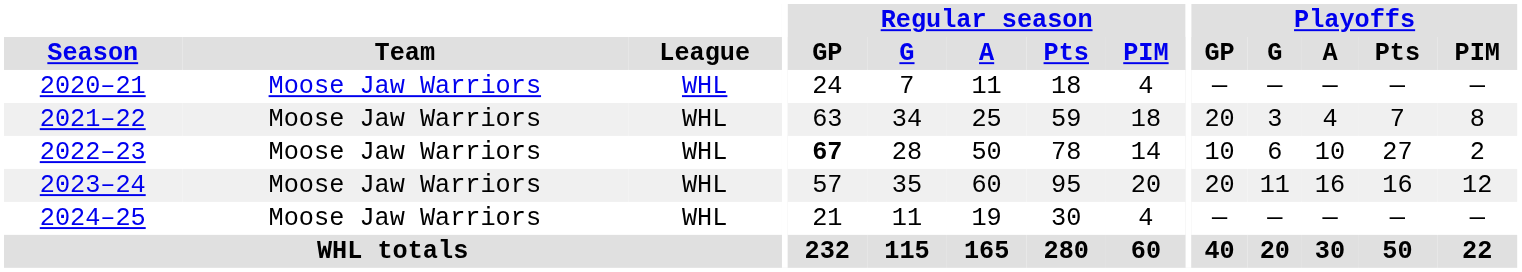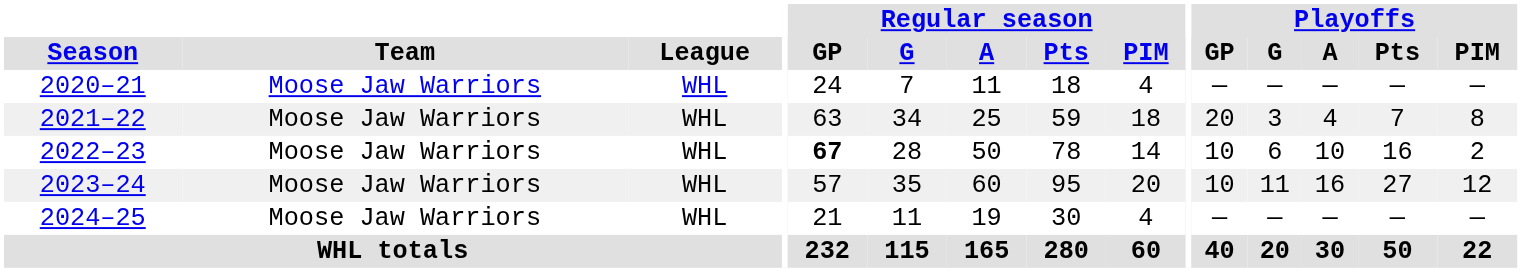(1397, 152) 27 -> (1397, 152) 16
(1220, 185) 20 -> (1220, 185) 10
(1397, 185) 16 -> (1397, 185) 27
